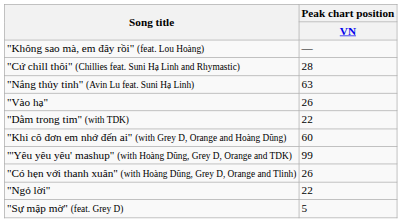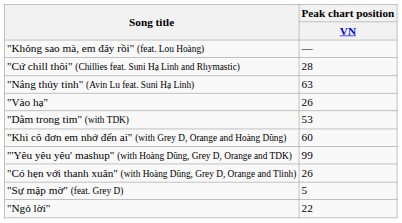(307, 119) 22 -> (307, 119) 53
rows swapped: (29, 191) <-> (65, 208)
